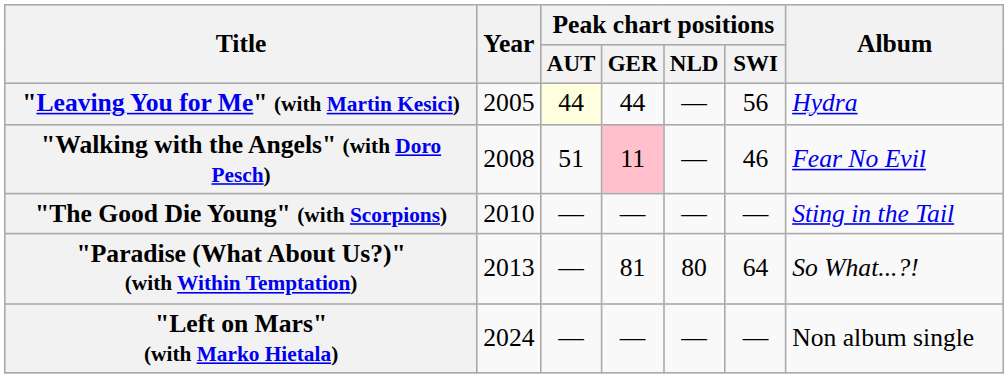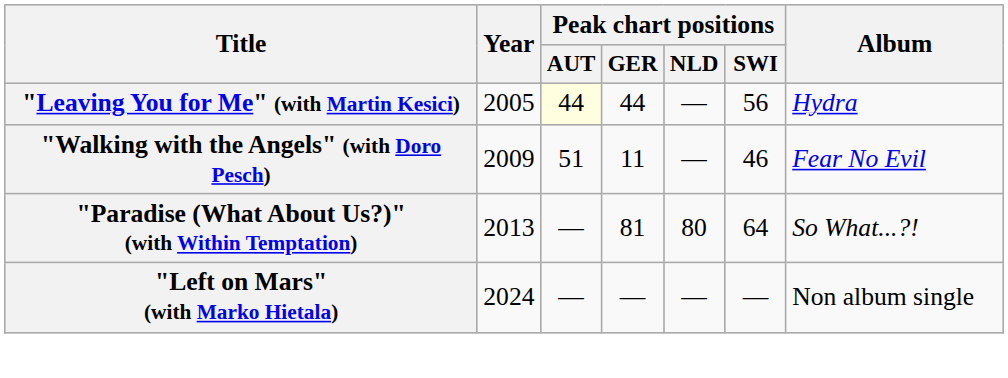(509, 158) 2008 -> (509, 158) 2009
(633, 158) pink background -> (633, 158) no background
- row: (241, 213)
